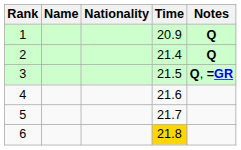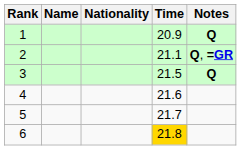(169, 54) 21.4 -> (169, 54) 21.1
(211, 54) Q -> (211, 54) Q, =GR
(211, 74) Q, =GR -> (211, 74) Q
